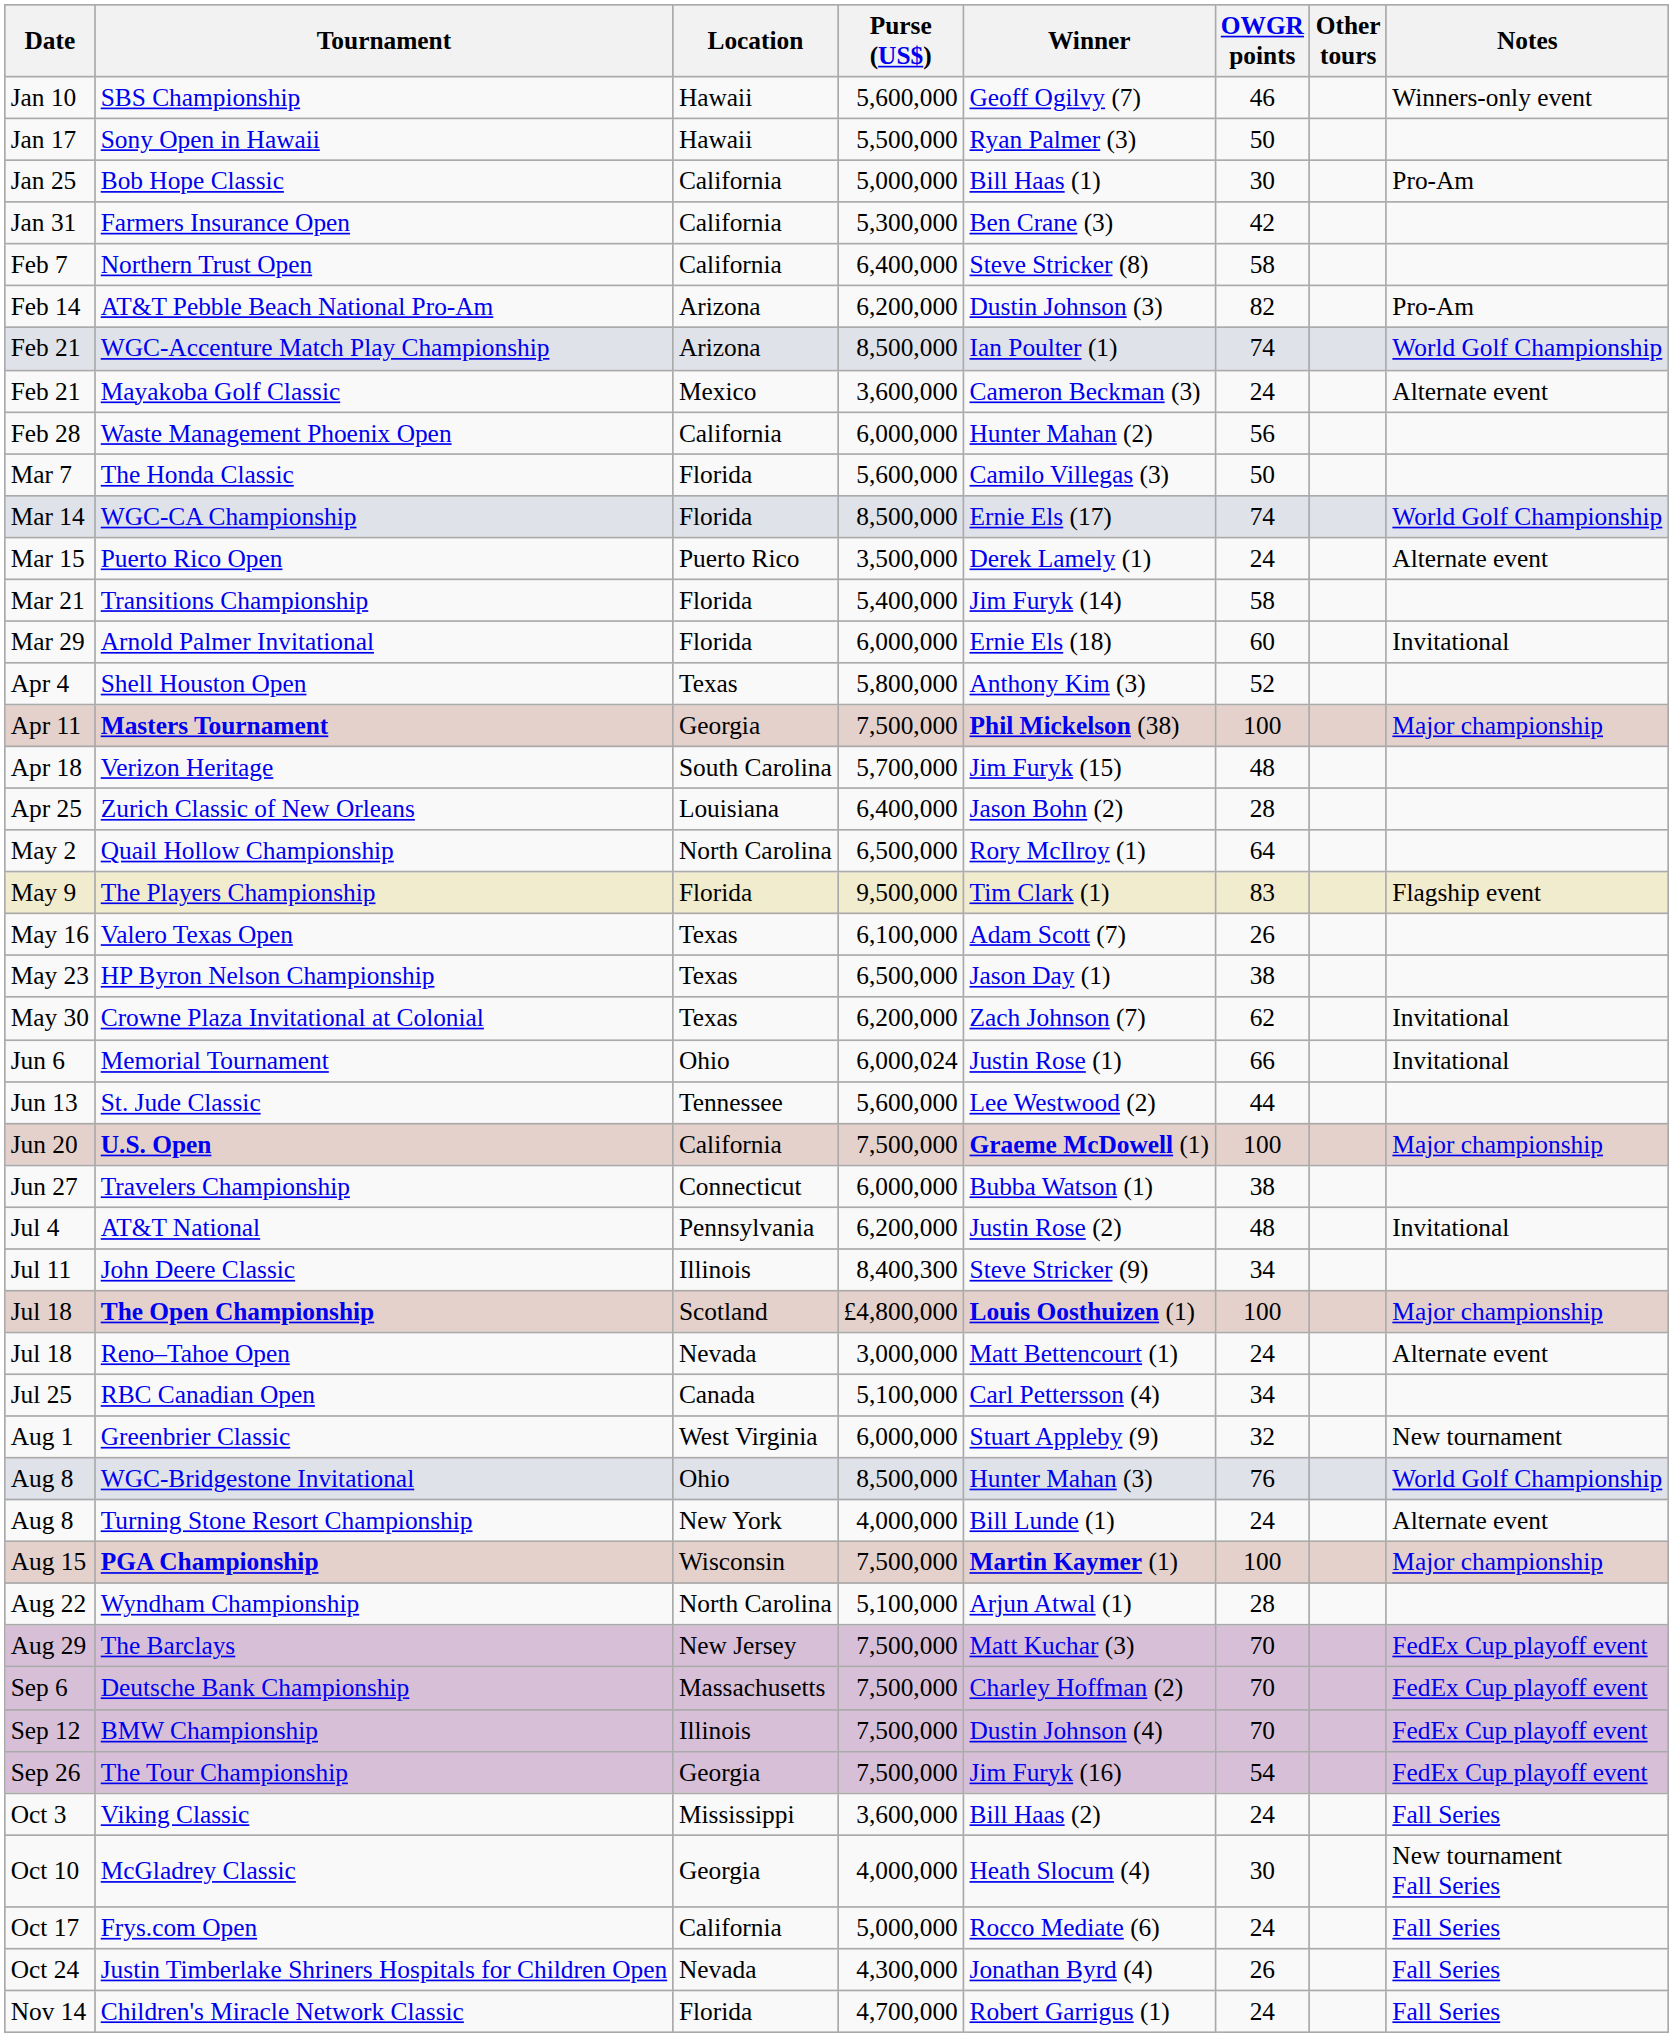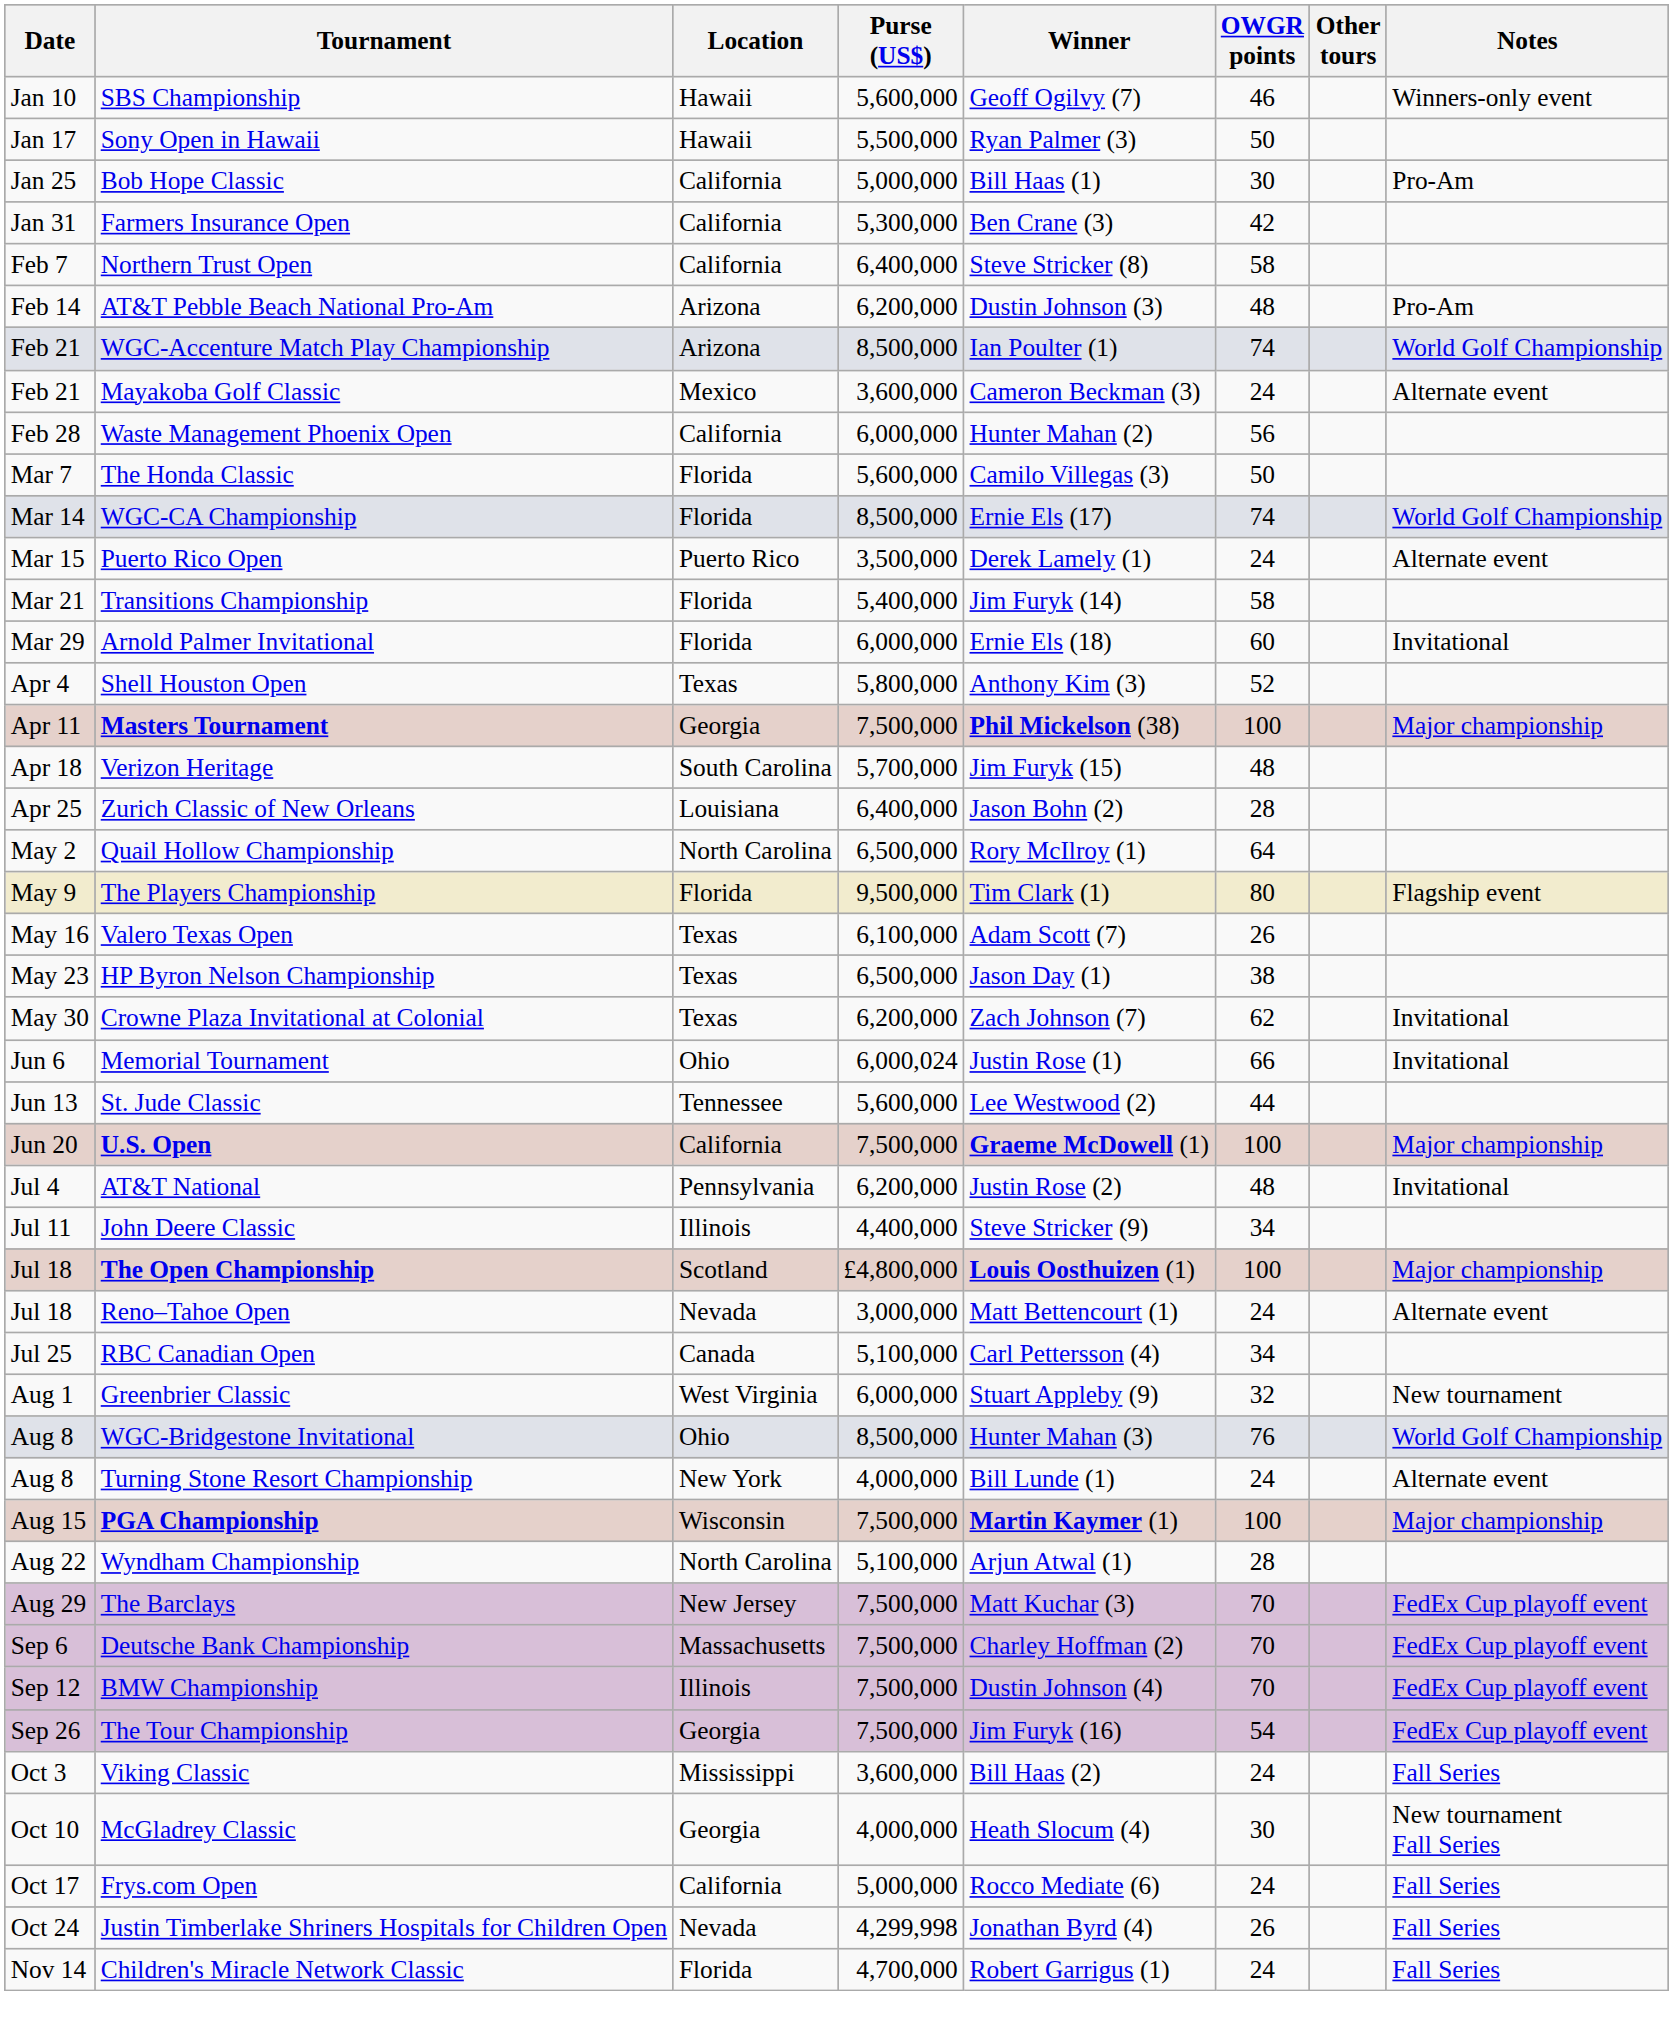(1262, 306) 82 -> (1262, 306) 48
(1262, 892) 83 -> (1262, 892) 80
- row: (225, 1185)
(907, 1269) 8,400,300 -> (907, 1227) 4,400,000
(907, 1969) 4,300,000 -> (907, 1927) 4,299,998
